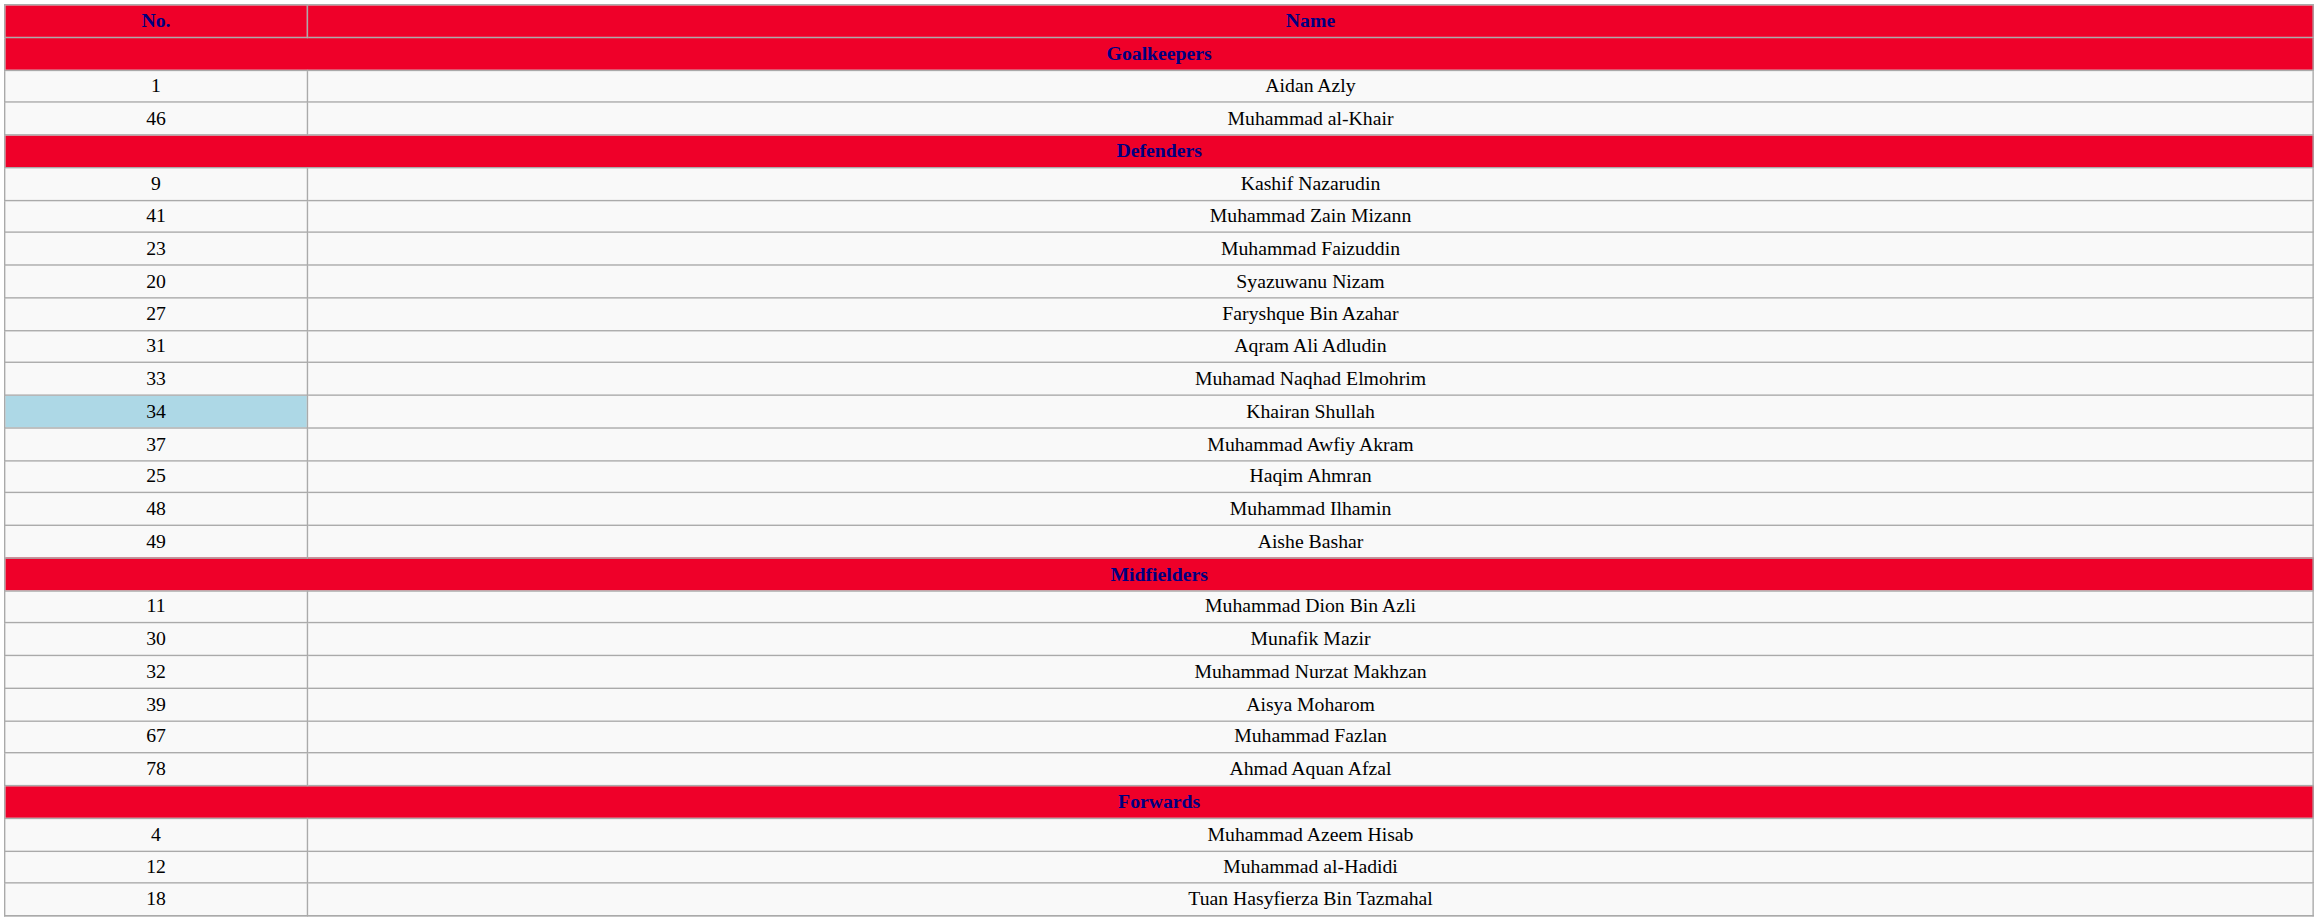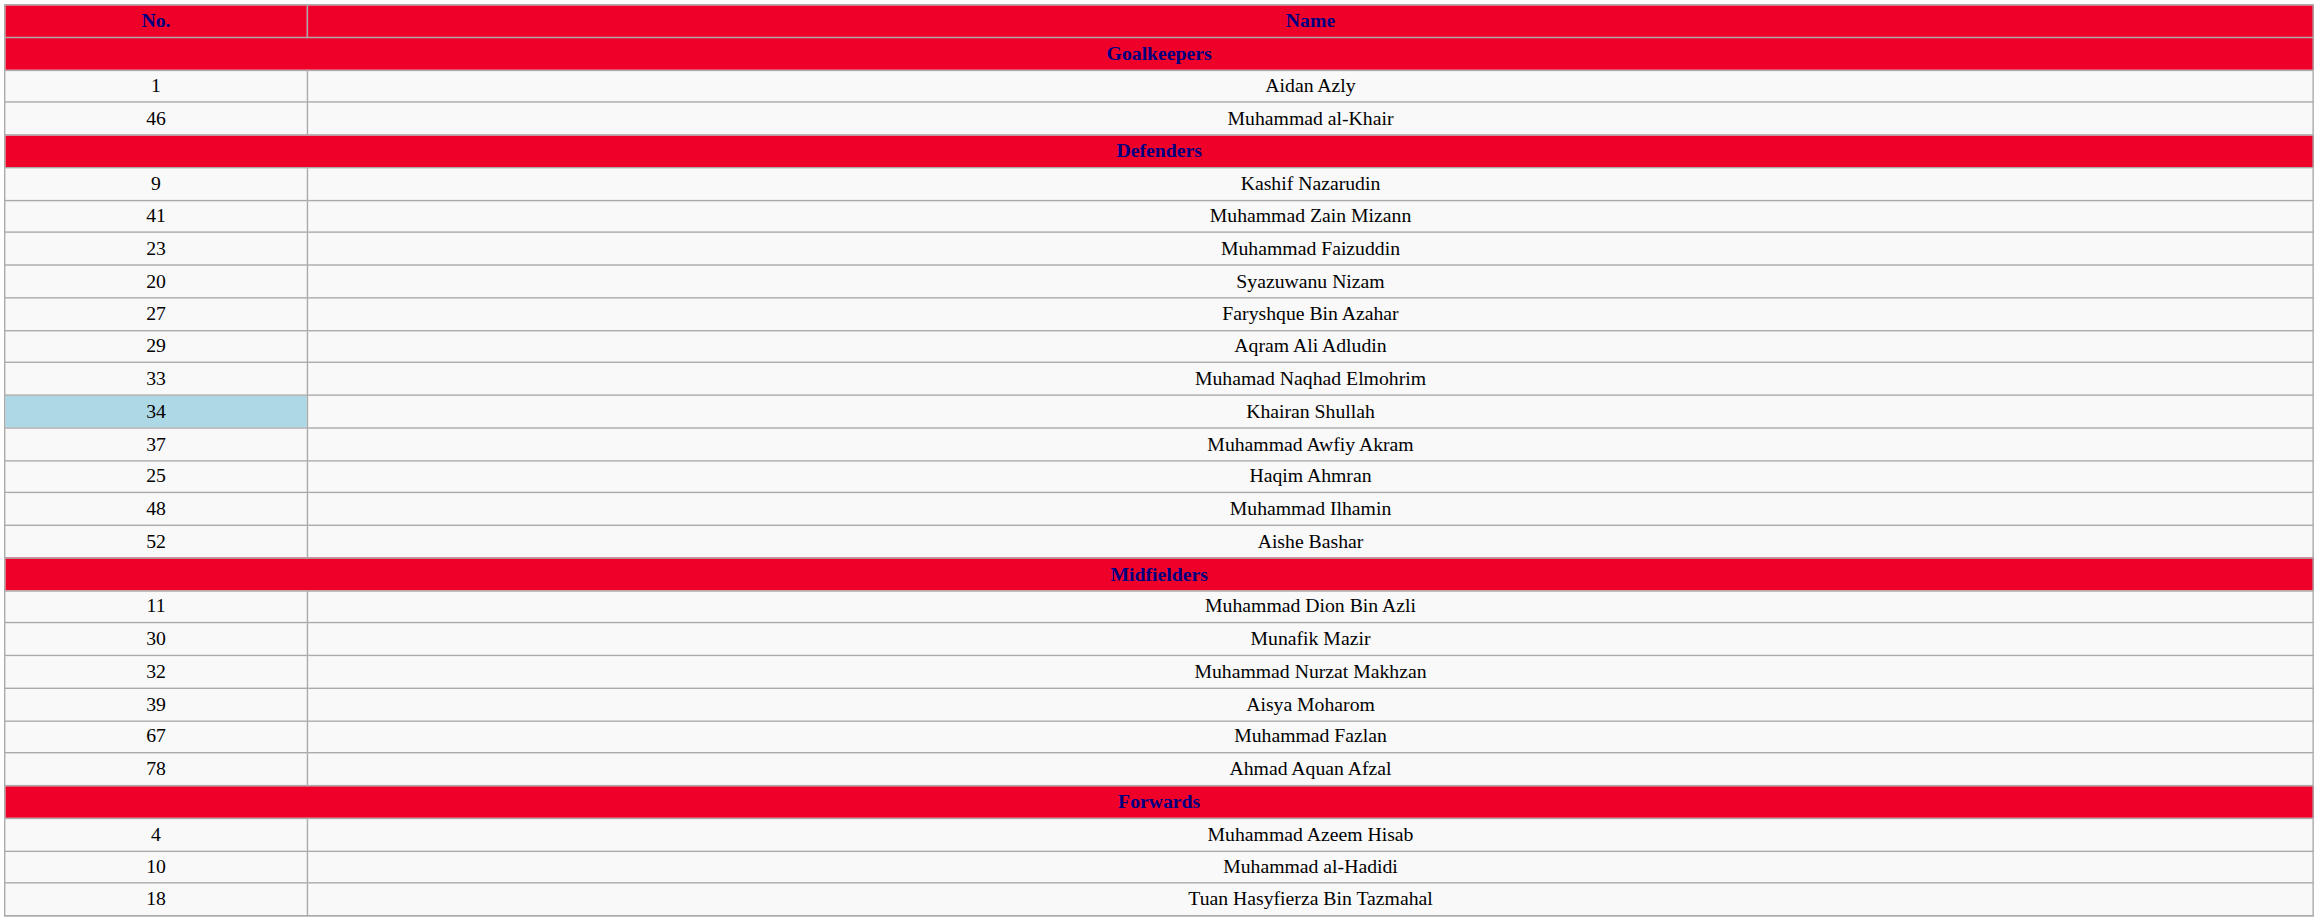(156, 346) 31 -> (156, 346) 29
(156, 541) 49 -> (156, 541) 52
(156, 867) 12 -> (156, 867) 10
